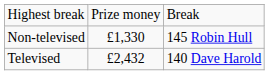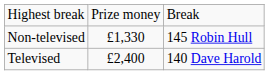(126, 59) £2,432 -> (126, 59) £2,400
